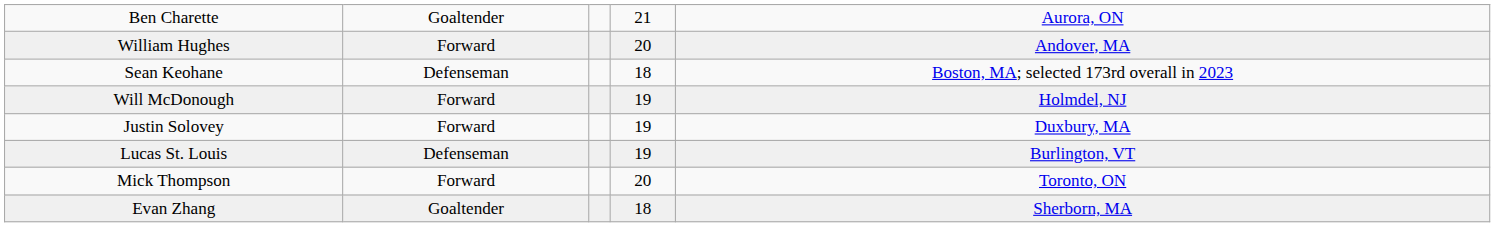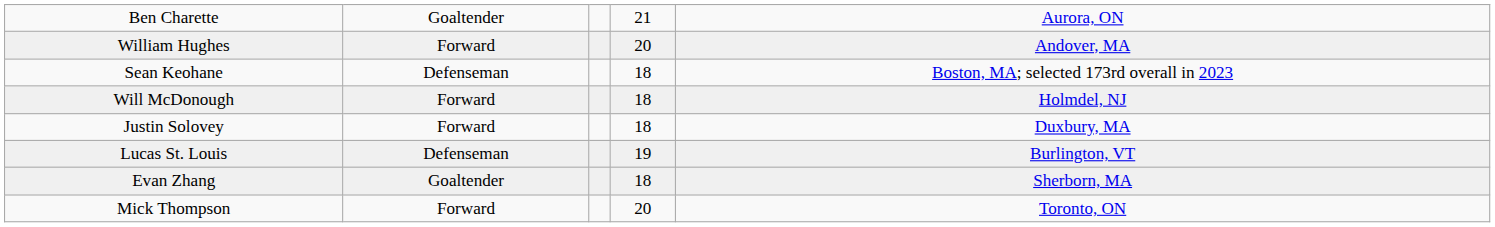(643, 99) 19 -> (643, 99) 18
(643, 126) 19 -> (643, 126) 18
rows swapped: (174, 180) <-> (174, 208)
